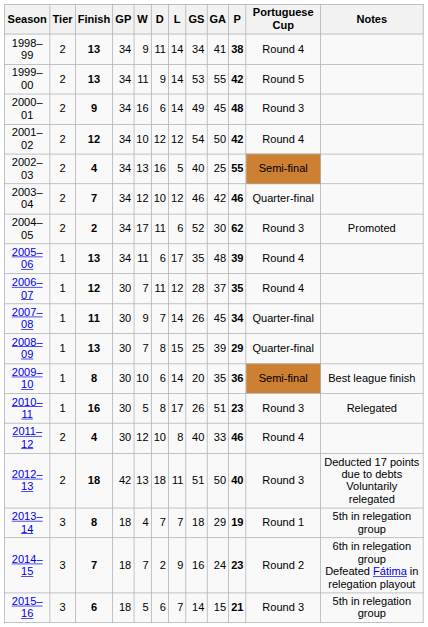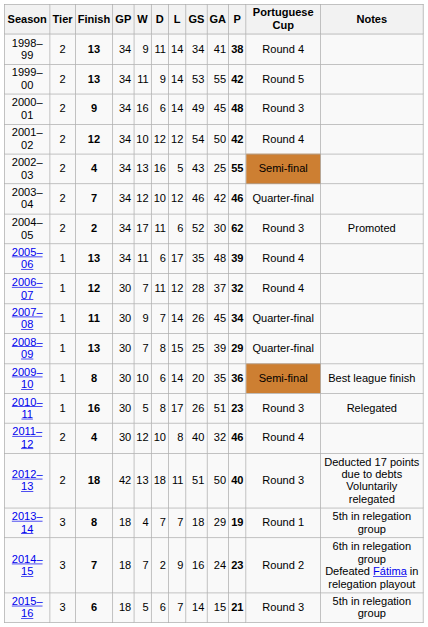(198, 169) 40 -> (198, 169) 43
(237, 288) 35 -> (237, 288) 32
(220, 438) 33 -> (220, 438) 32
